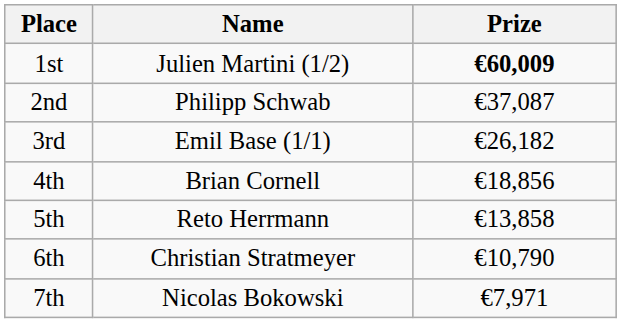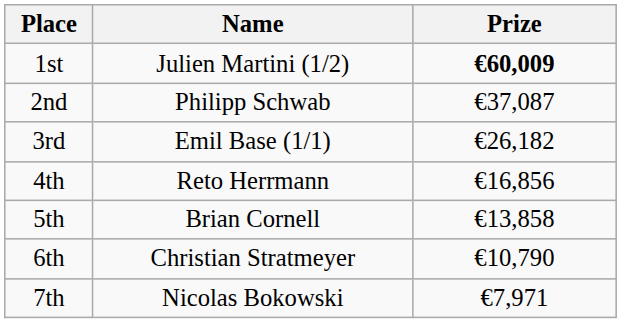(253, 180) Brian Cornell -> (253, 180) Reto Herrmann
(514, 180) €18,856 -> (514, 180) €16,856
(253, 219) Reto Herrmann -> (253, 219) Brian Cornell
